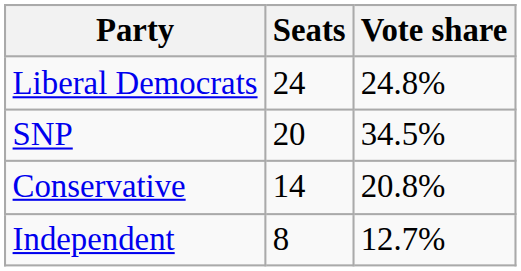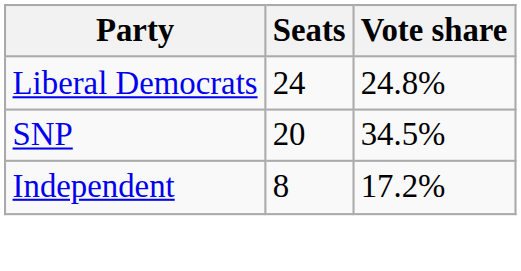- row: (99, 186)
(403, 238) 12.7% -> (403, 186) 17.2%
